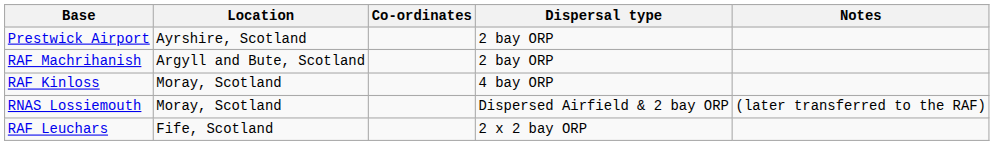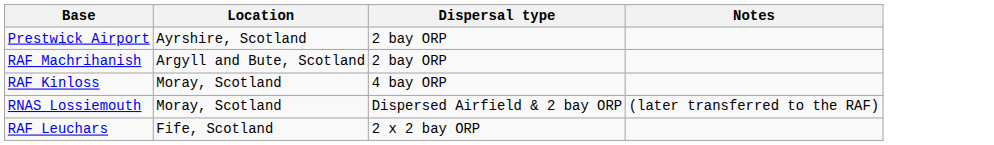- column: (422, 16)
